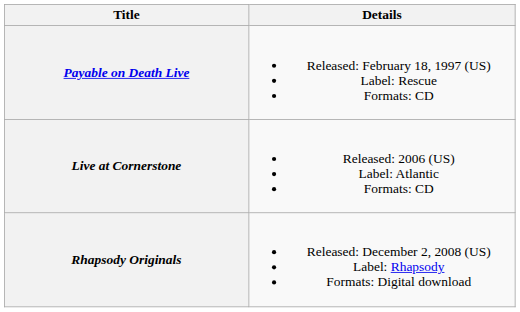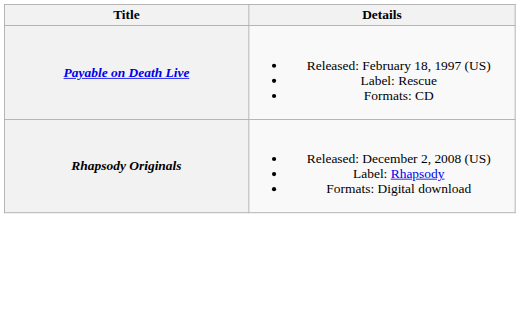- row: (126, 166)
